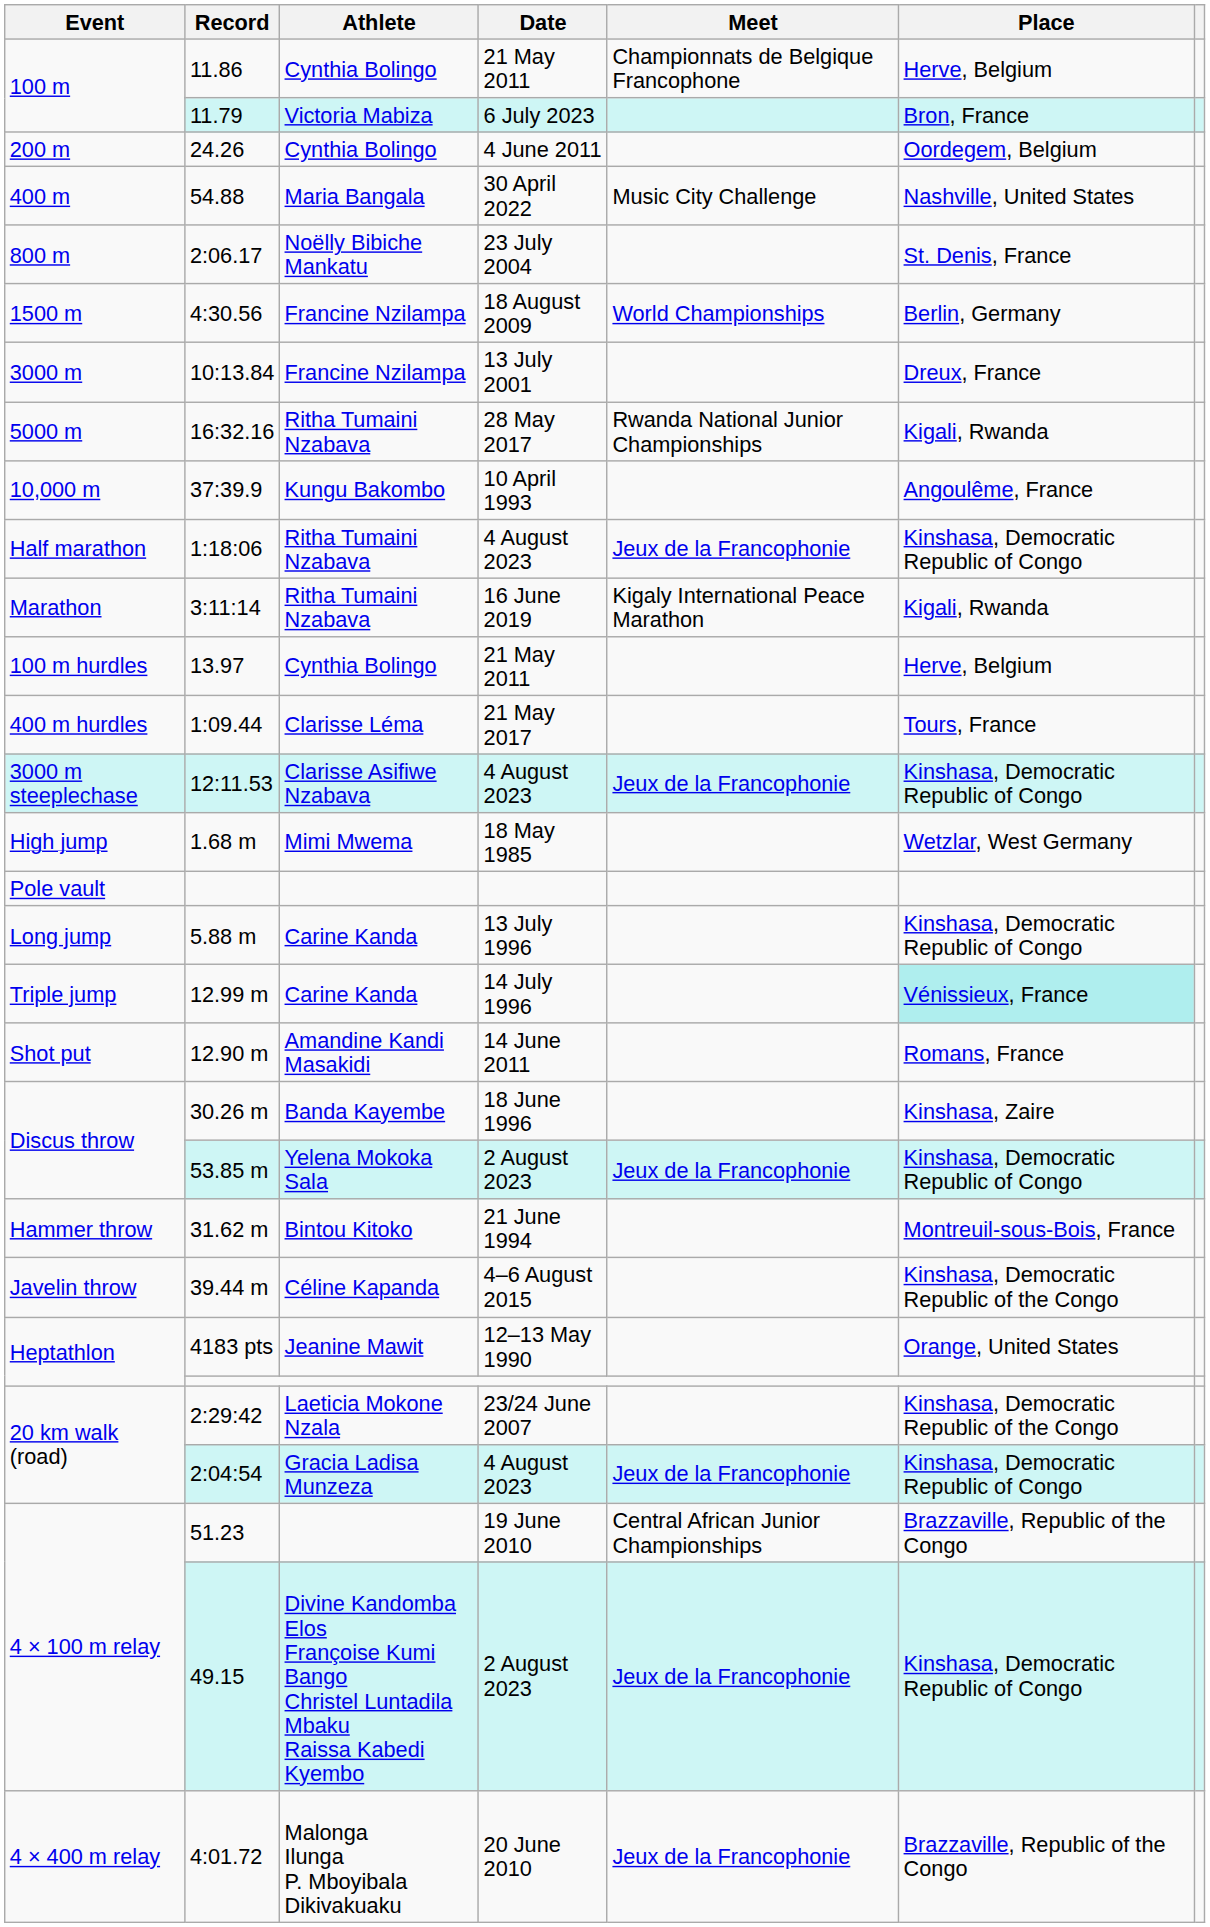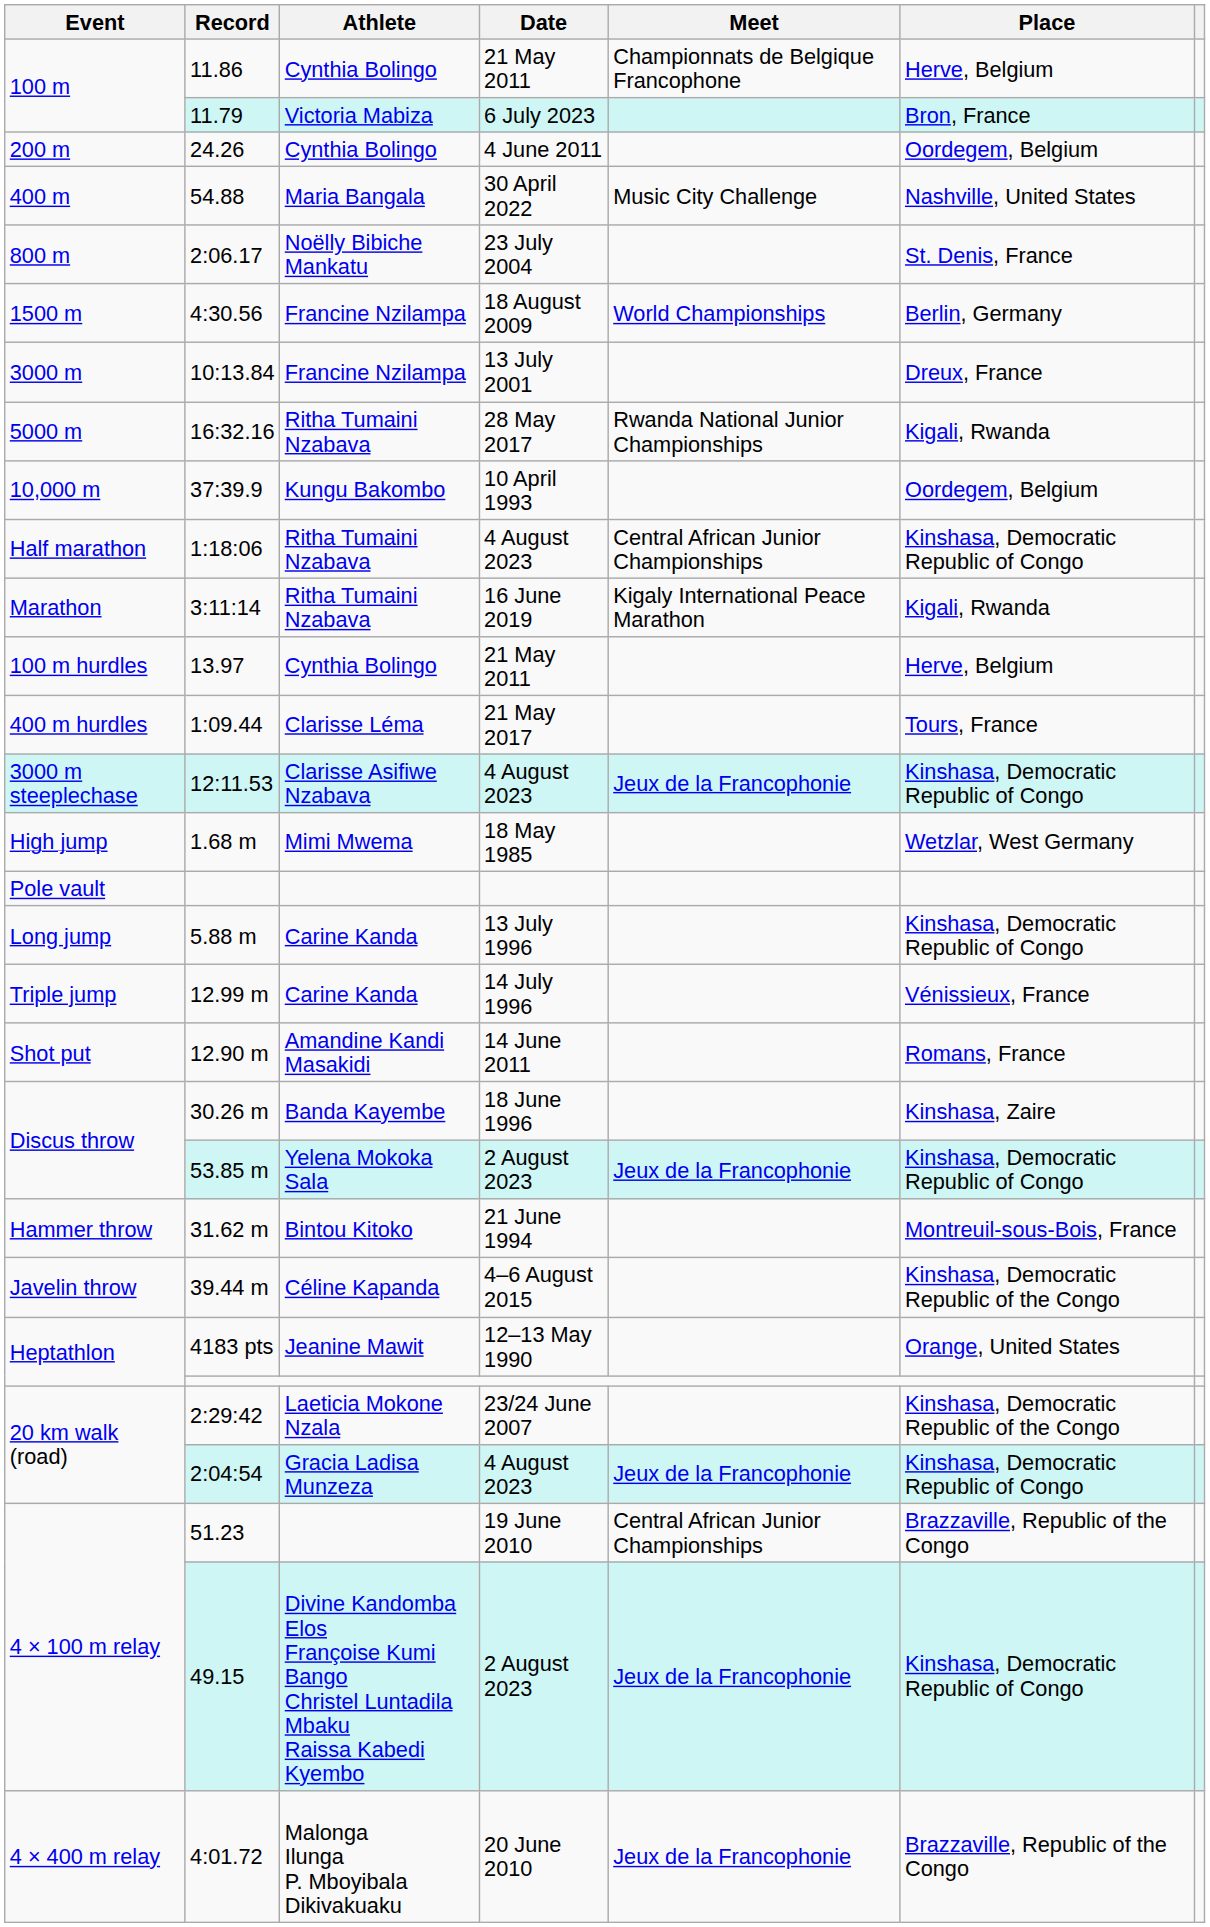(998, 490) Angoulême, France -> (1002, 490) Oordegem, Belgium
(731, 549) Jeux de la Francophonie -> (717, 549) Central African Junior Championships
(996, 994) paleturquoise background -> (997, 994) no background
